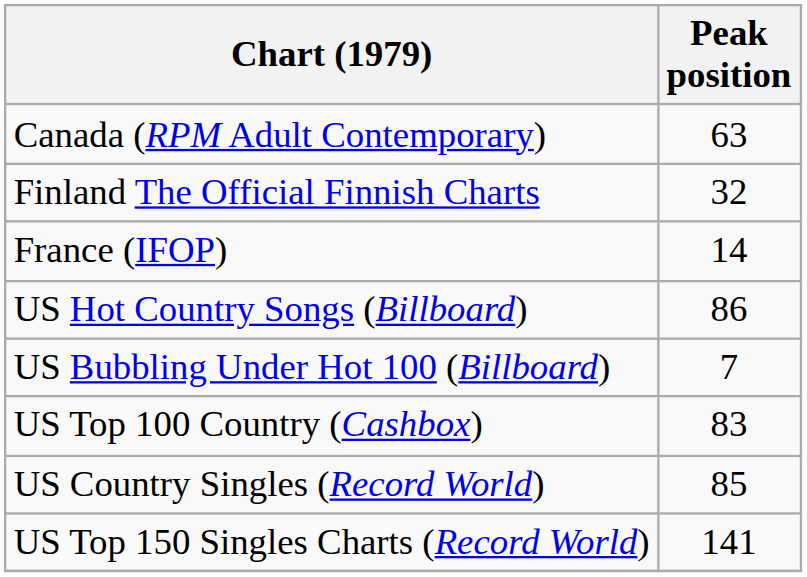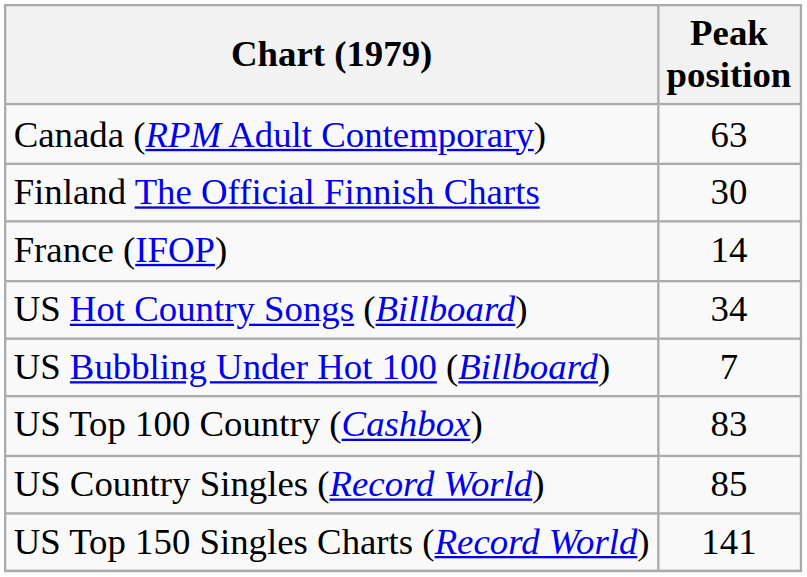(729, 191) 32 -> (729, 191) 30
(729, 308) 86 -> (729, 308) 34
